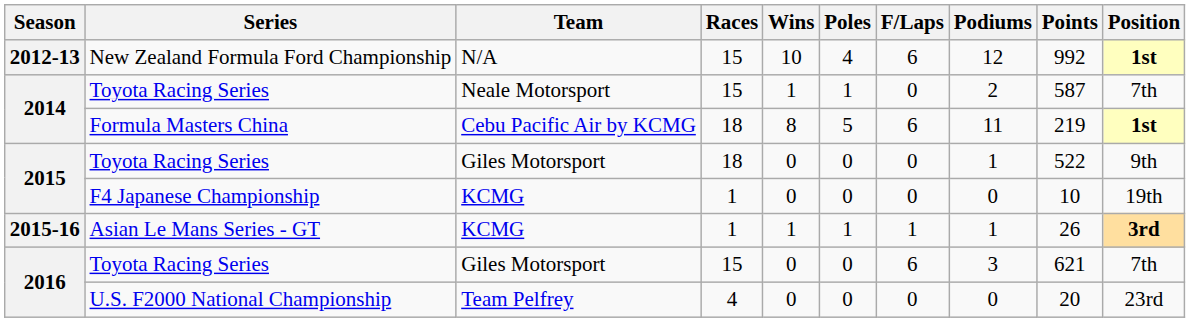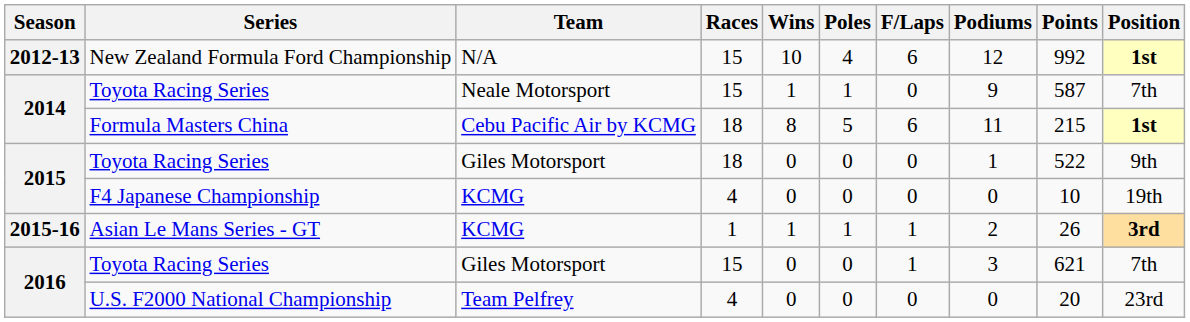(993, 91) 2 -> (993, 91) 9
(1070, 126) 219 -> (1070, 126) 215
(732, 195) 1 -> (732, 195) 4
(993, 230) 1 -> (993, 230) 2
(912, 264) 6 -> (912, 264) 1
